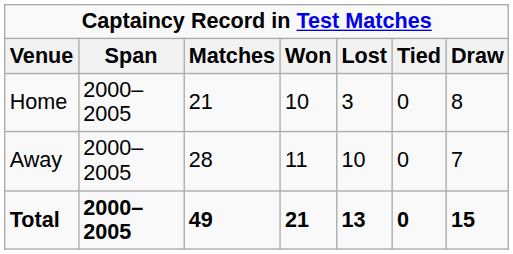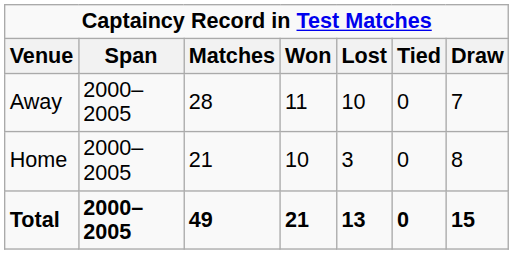rows swapped: (38, 102) <-> (36, 160)
